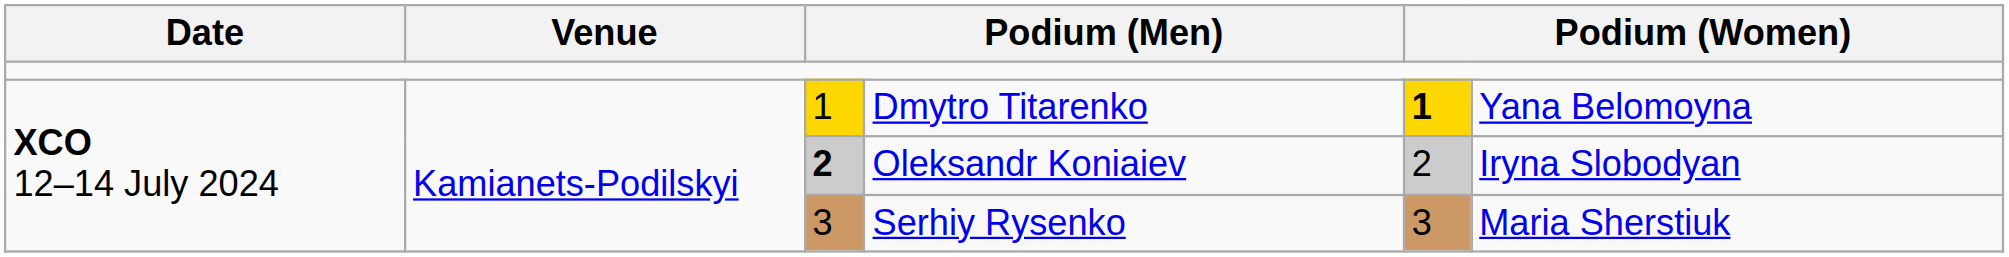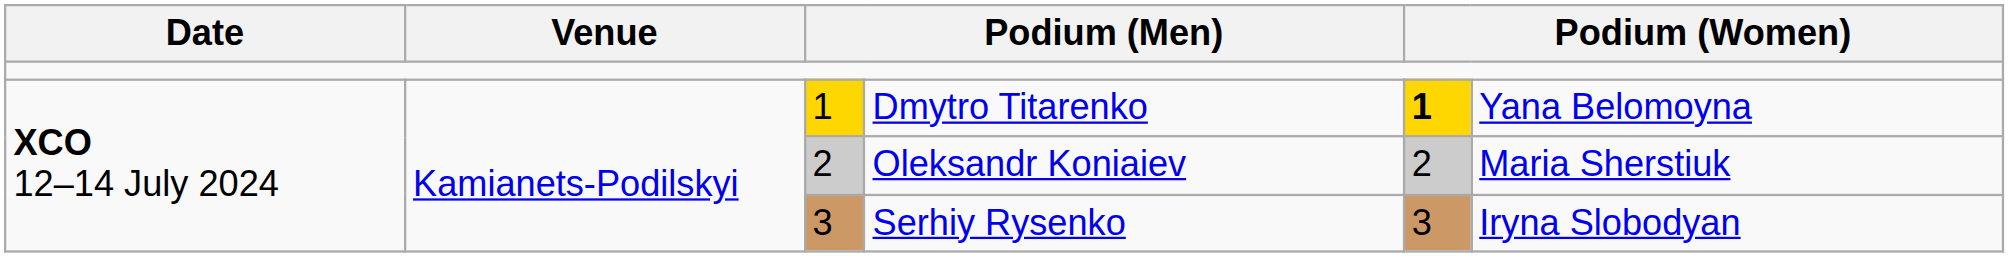(823, 164) bold -> (823, 164) normal
(1610, 164) Iryna Slobodyan -> (1605, 164) Maria Sherstiuk
(1605, 221) Maria Sherstiuk -> (1610, 221) Iryna Slobodyan
